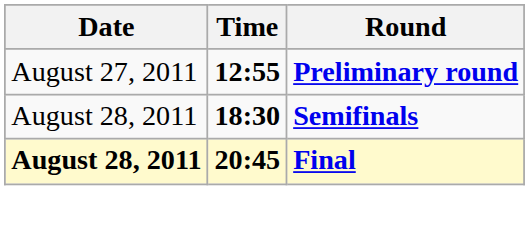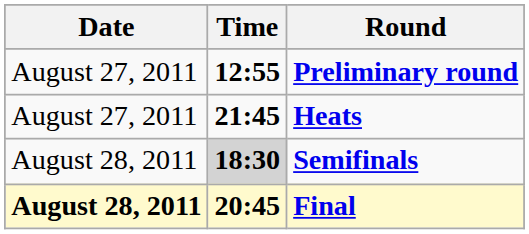+ row: (328, 116)
(247, 116) no background -> (247, 160) lightgrey background
